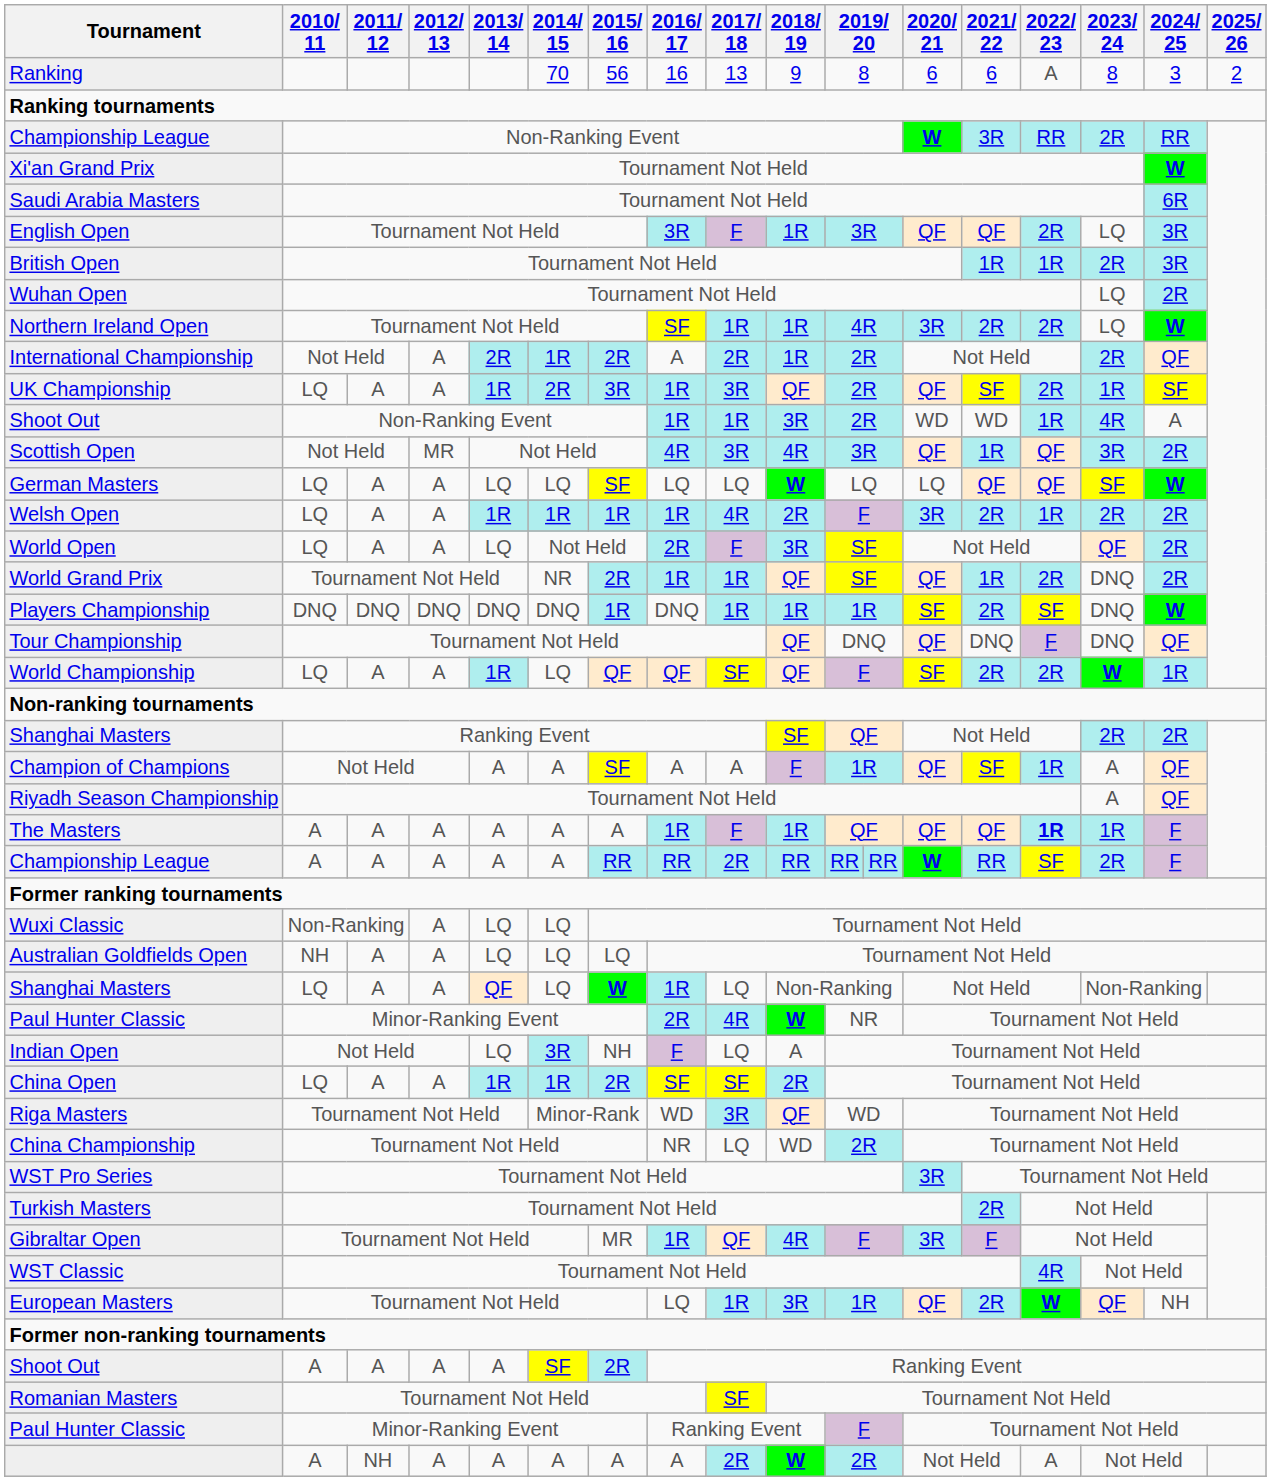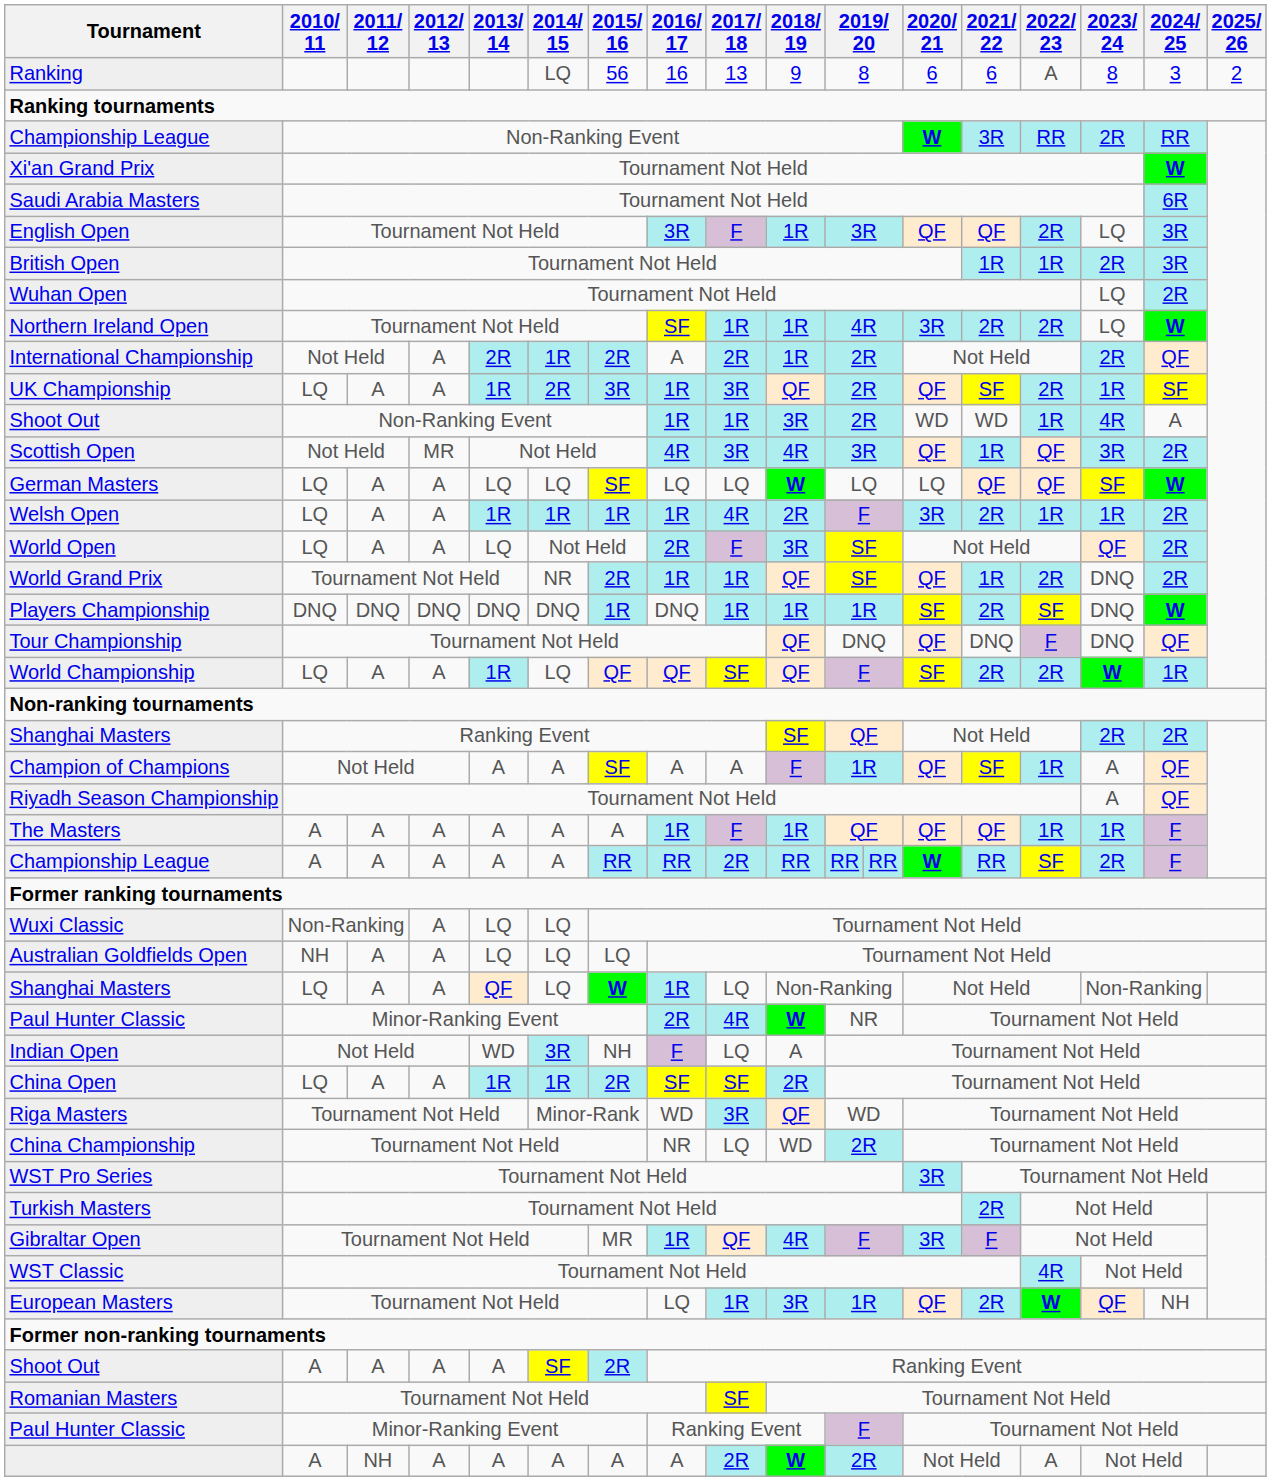(558, 74) 70 -> (558, 74) LQ
(1112, 515) 2R -> (1112, 515) 1R
(1051, 830) bold -> (1051, 830) normal
(498, 1051) LQ -> (498, 1051) WD
